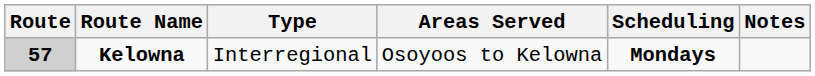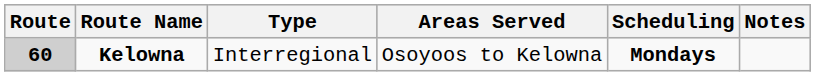(40, 55) 57 -> (40, 55) 60
